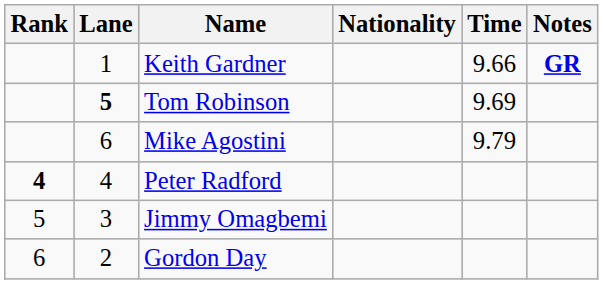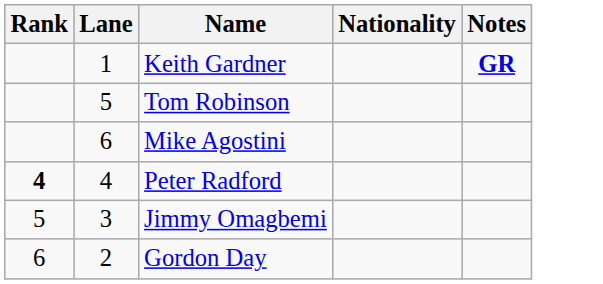- column: (494, 24)
(106, 102) bold -> (106, 102) normal
